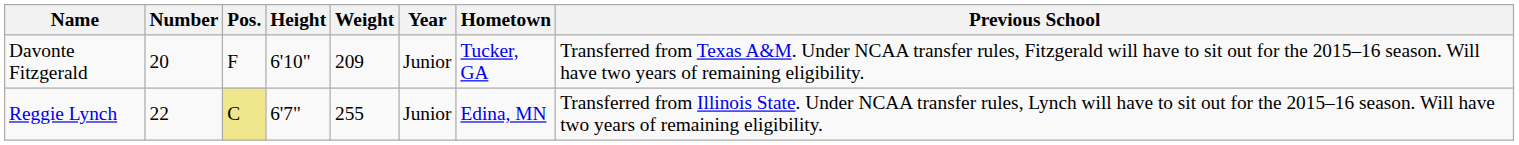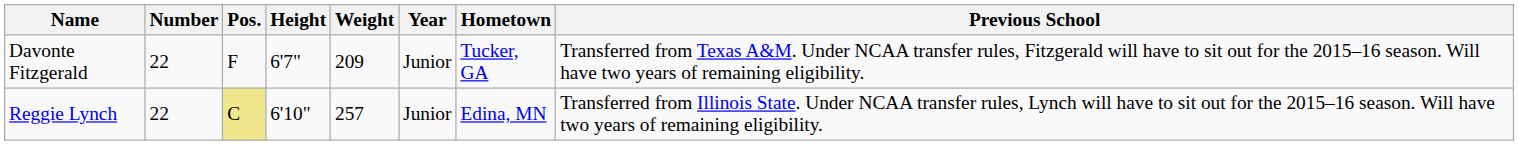(159, 61) 20 -> (159, 61) 22
(290, 61) 6'10" -> (286, 61) 6'7"
(286, 113) 6'7" -> (290, 113) 6'10"
(350, 113) 255 -> (350, 113) 257
